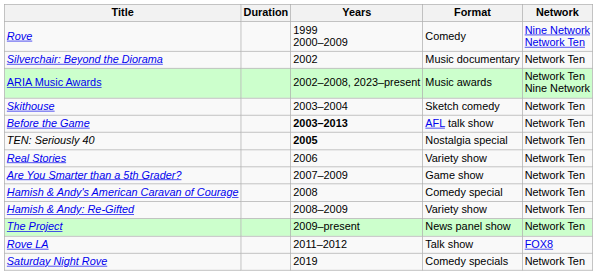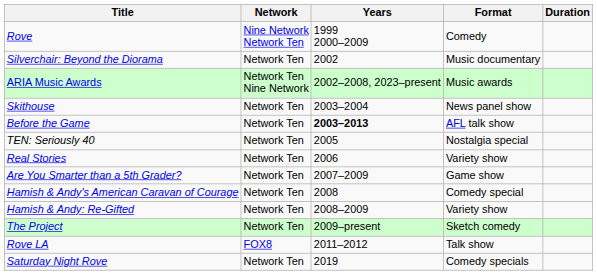columns swapped: (557, 13) <-> (266, 13)
(463, 106) Sketch comedy -> (489, 106) News panel show
(305, 141) bold -> (326, 141) normal
(468, 227) News panel show -> (483, 227) Sketch comedy
